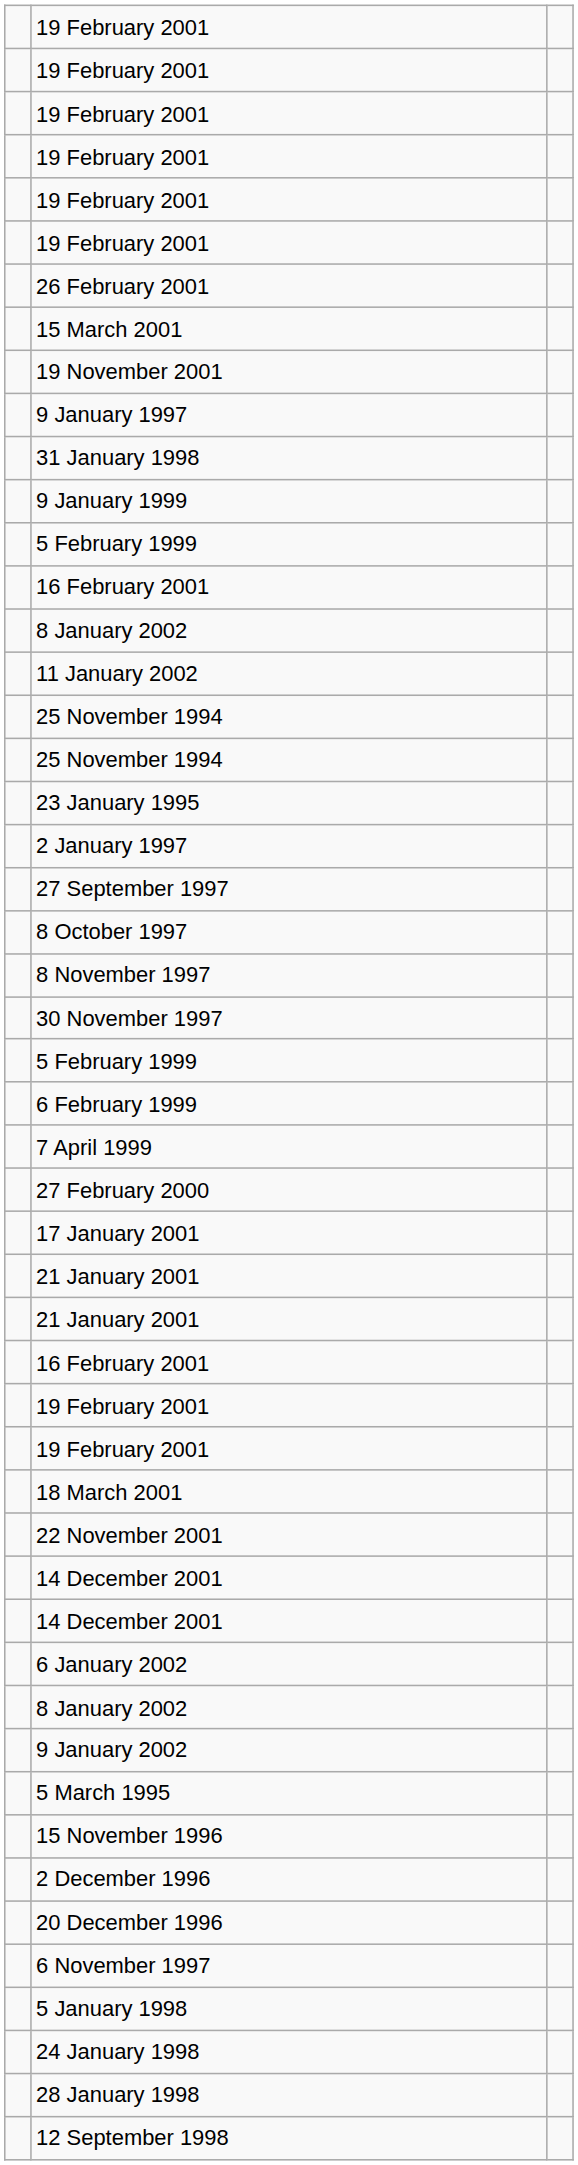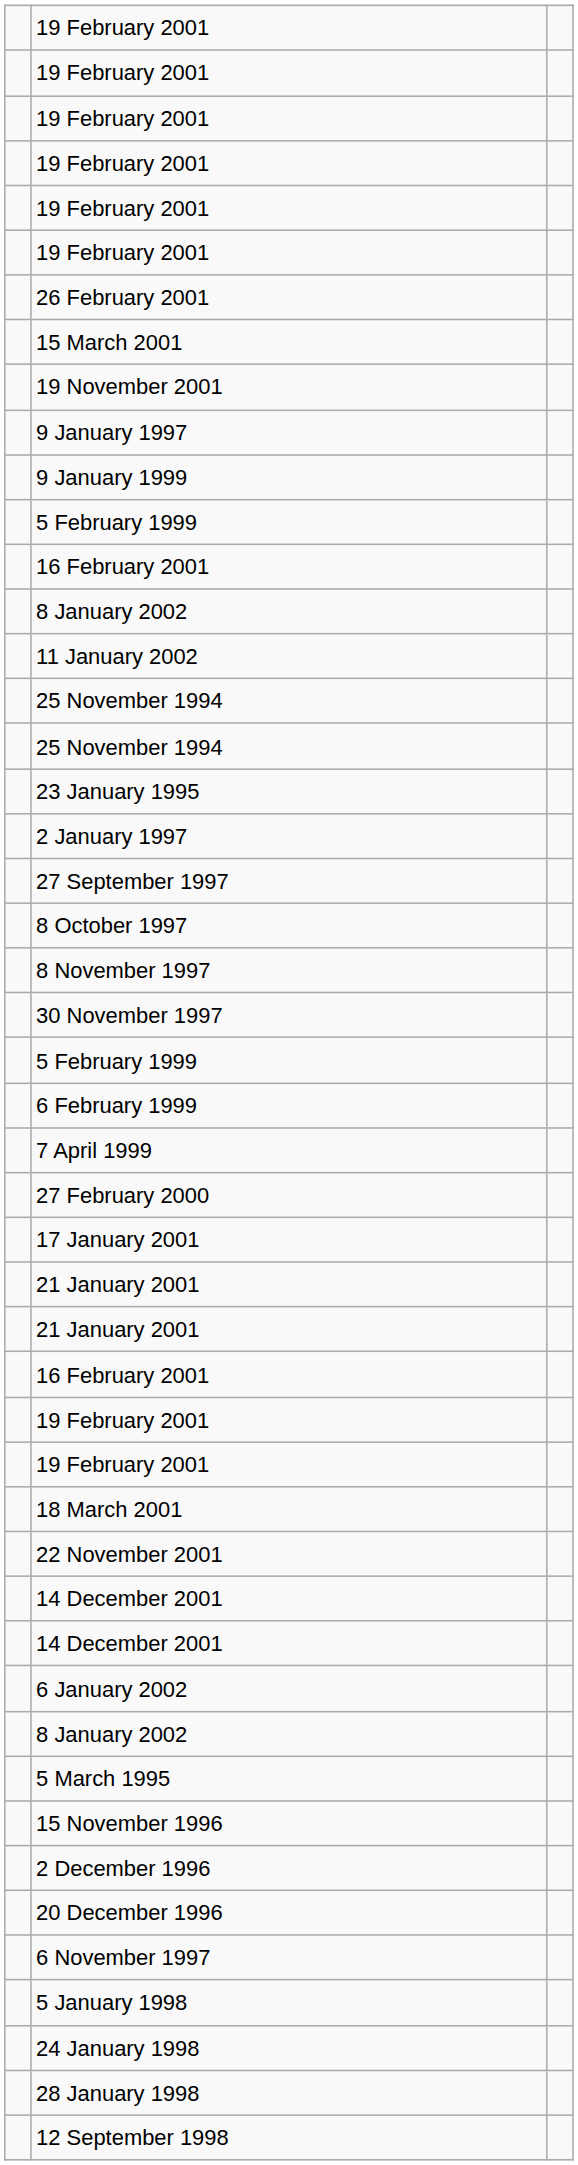- row: (18, 458)
- row: (18, 1750)
